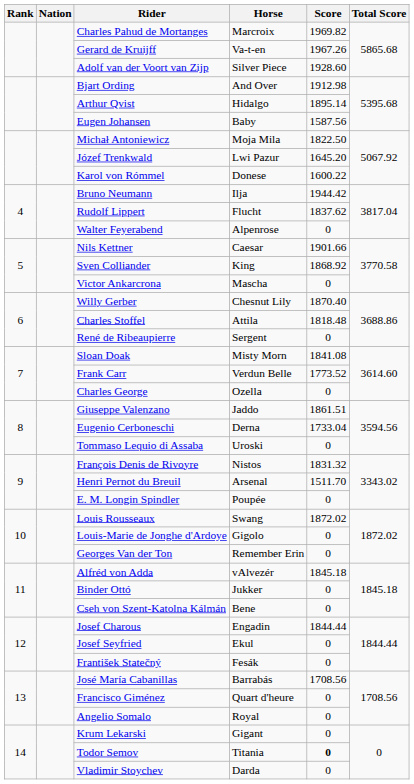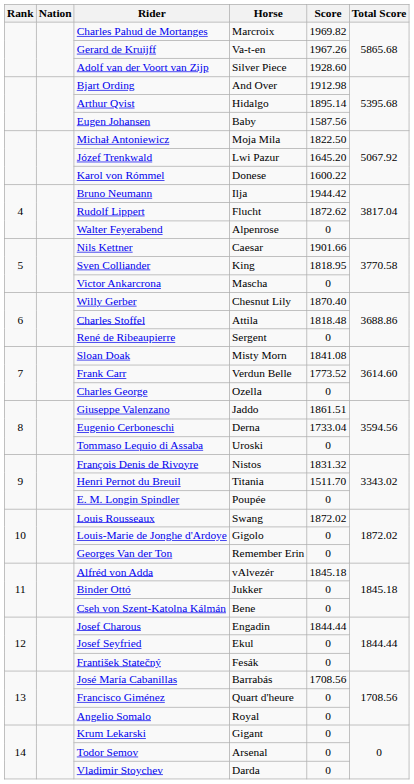(328, 211) 1837.62 -> (328, 211) 1872.62
(328, 265) 1868.92 -> (328, 265) 1818.95
(250, 481) Arsenal -> (248, 481) Titania
(248, 752) Titania -> (250, 752) Arsenal
(328, 752) bold -> (328, 752) normal
